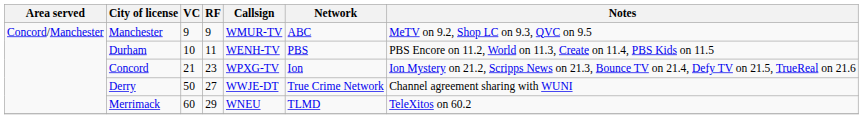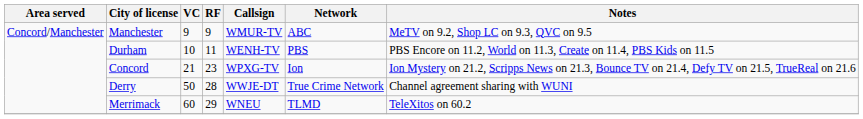(211, 86) 27 -> (211, 86) 28
